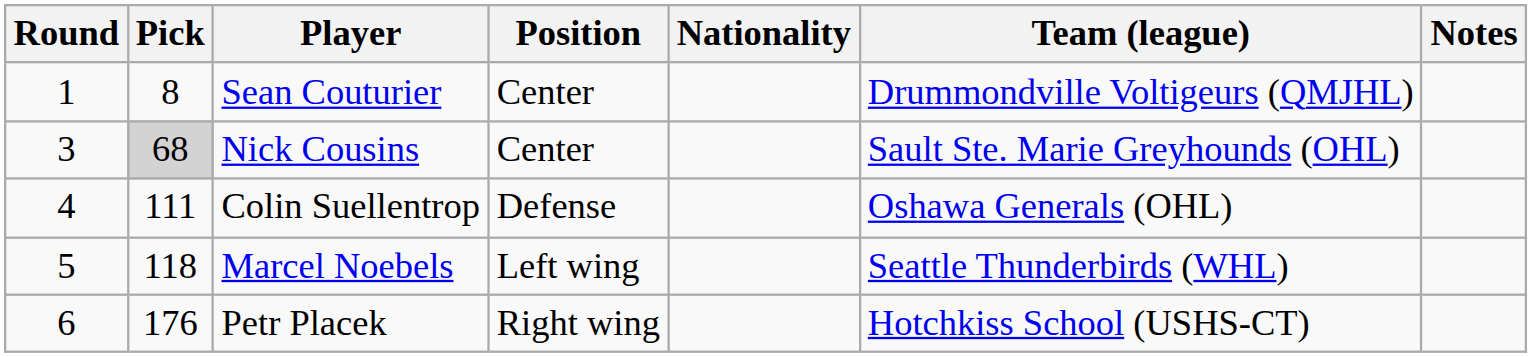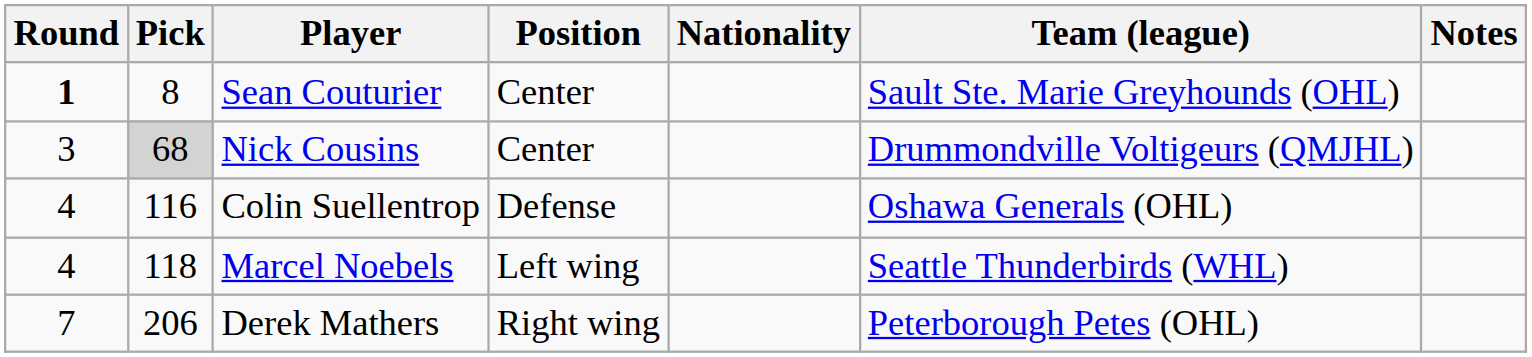(66, 91) normal -> (66, 91) bold
(1141, 91) Drummondville Voltigeurs (QMJHL) -> (1134, 91) Sault Ste. Marie Greyhounds (OHL)
(1134, 149) Sault Ste. Marie Greyhounds (OHL) -> (1141, 149) Drummondville Voltigeurs (QMJHL)
(170, 206) 111 -> (170, 206) 116
(66, 264) 5 -> (66, 264) 4
- row: (304, 322)
+ row: (330, 322)
